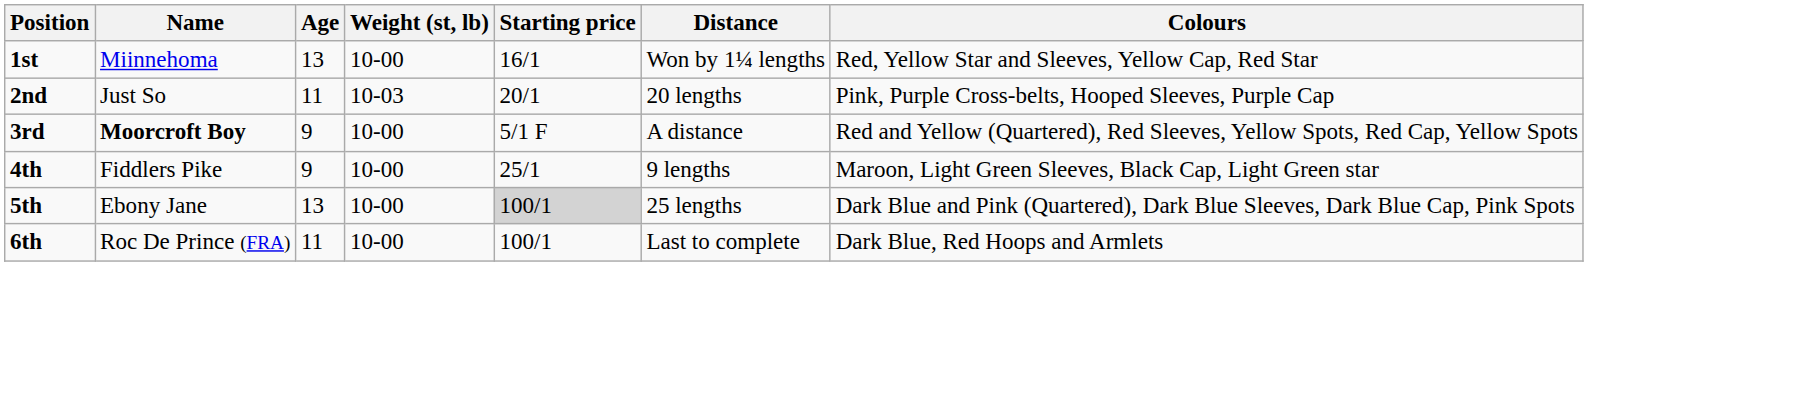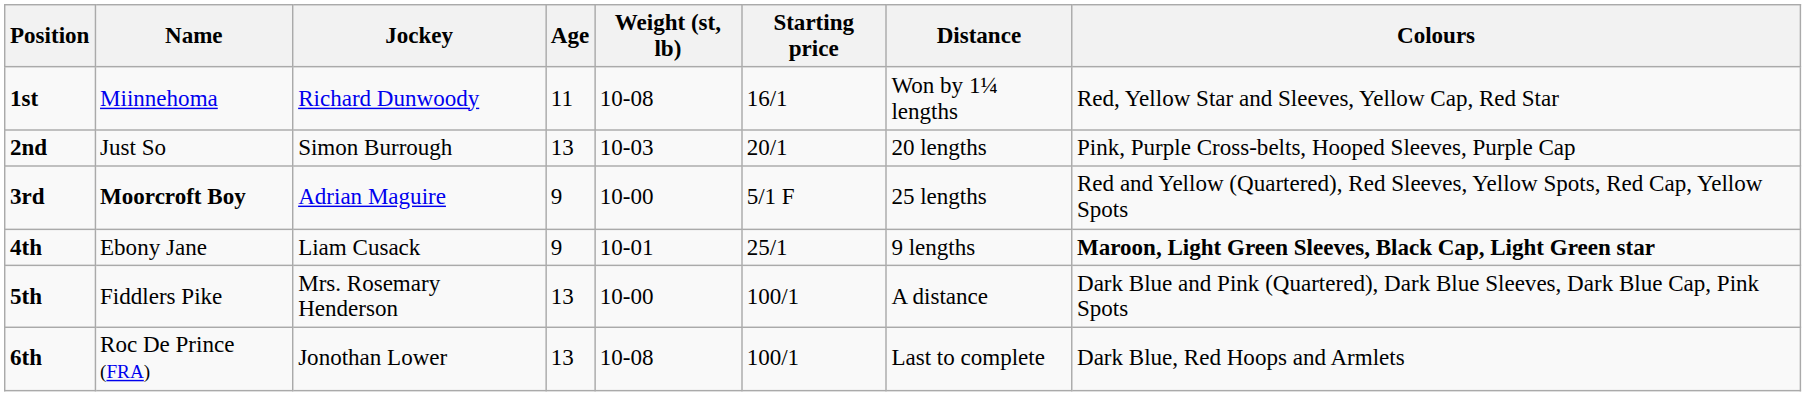+ column: (419, 35)
(312, 59) 13 -> (562, 98) 11
(377, 59) 10-00 -> (627, 98) 10-08
(312, 95) 11 -> (562, 147) 13
(695, 132) A distance -> (939, 197) 25 lengths
(161, 168) Fiddlers Pike -> (153, 246) Ebony Jane
(377, 168) 10-00 -> (627, 246) 10-01
(1107, 168) normal -> (1366, 246) bold
(153, 205) Ebony Jane -> (161, 296) Fiddlers Pike
(526, 205) lightgrey background -> (773, 296) no background
(694, 205) 25 lengths -> (940, 296) A distance
(312, 242) 11 -> (562, 358) 13
(377, 242) 10-00 -> (627, 358) 10-08
